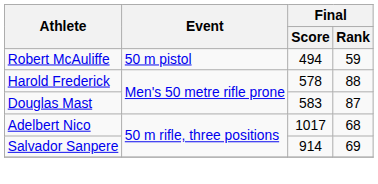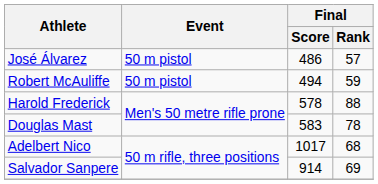+ row: (47, 59)
(353, 103) 87 -> (353, 125) 78
